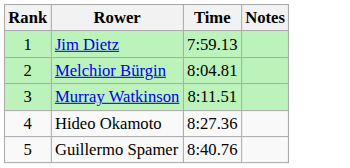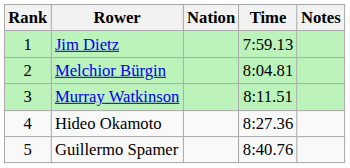+ column: (211, 17)
